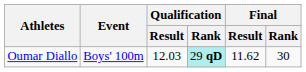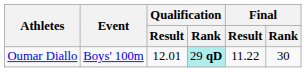(167, 57) 12.03 -> (167, 57) 12.01
(245, 57) 11.62 -> (245, 57) 11.22
